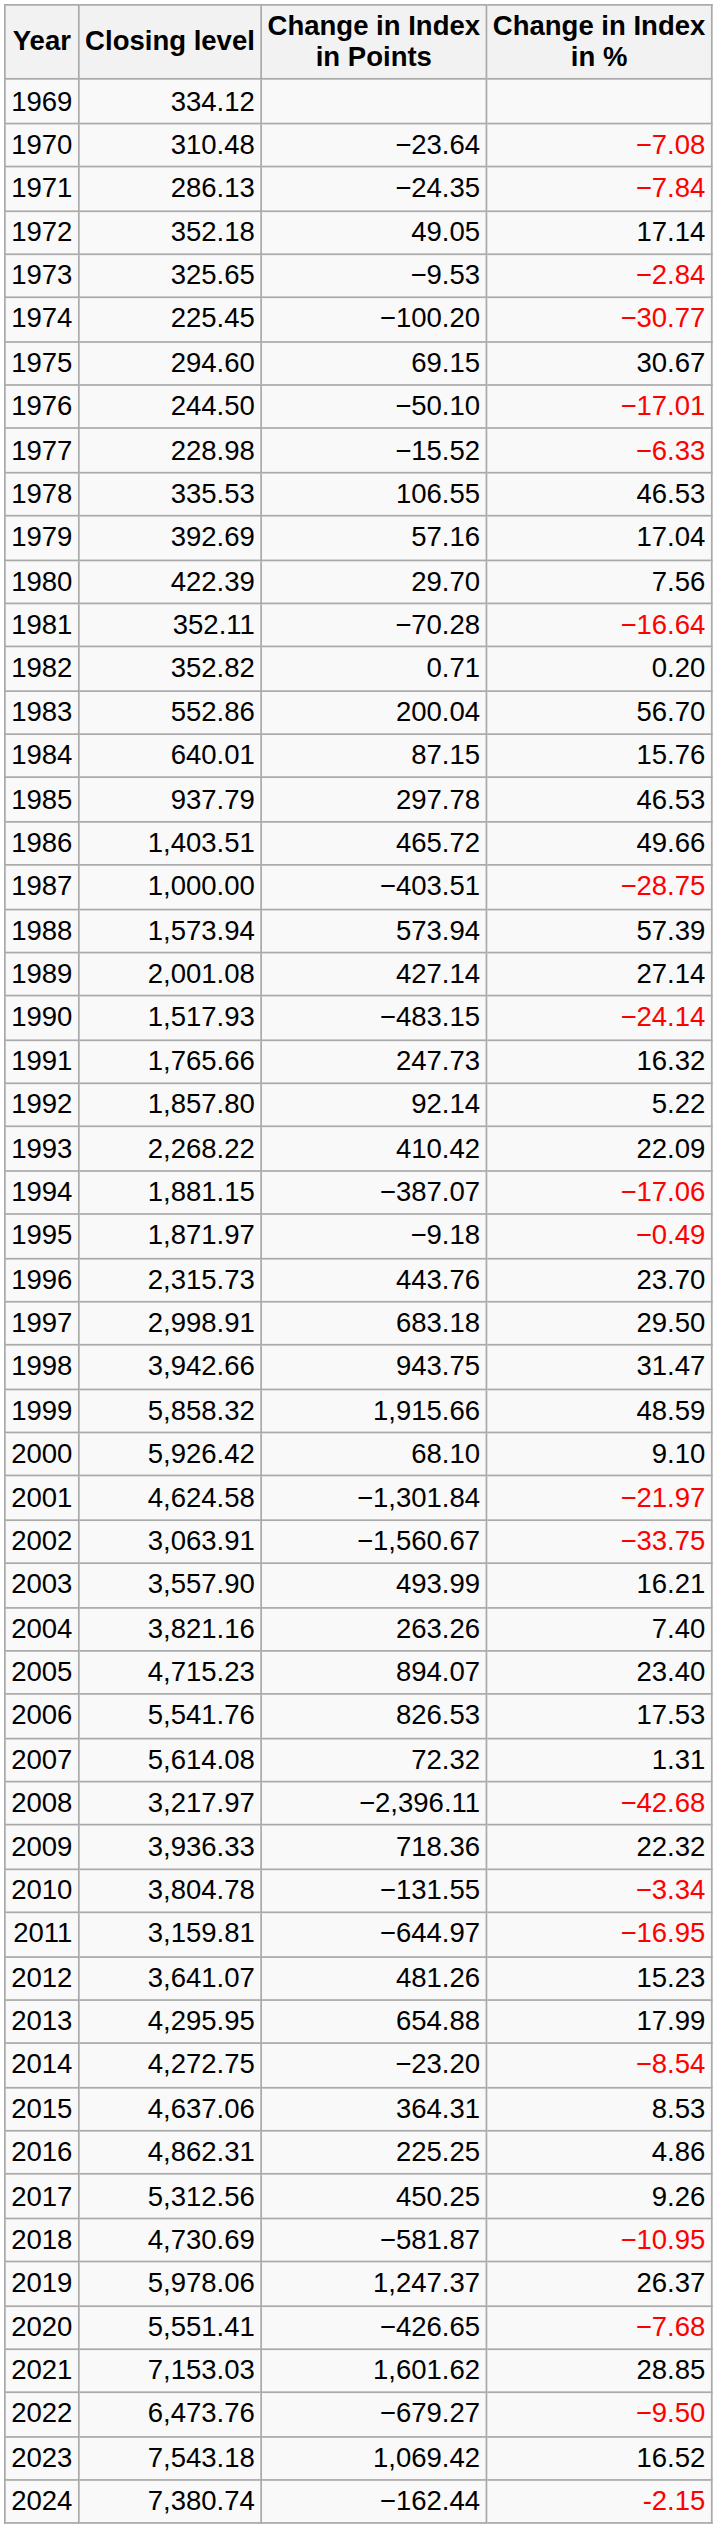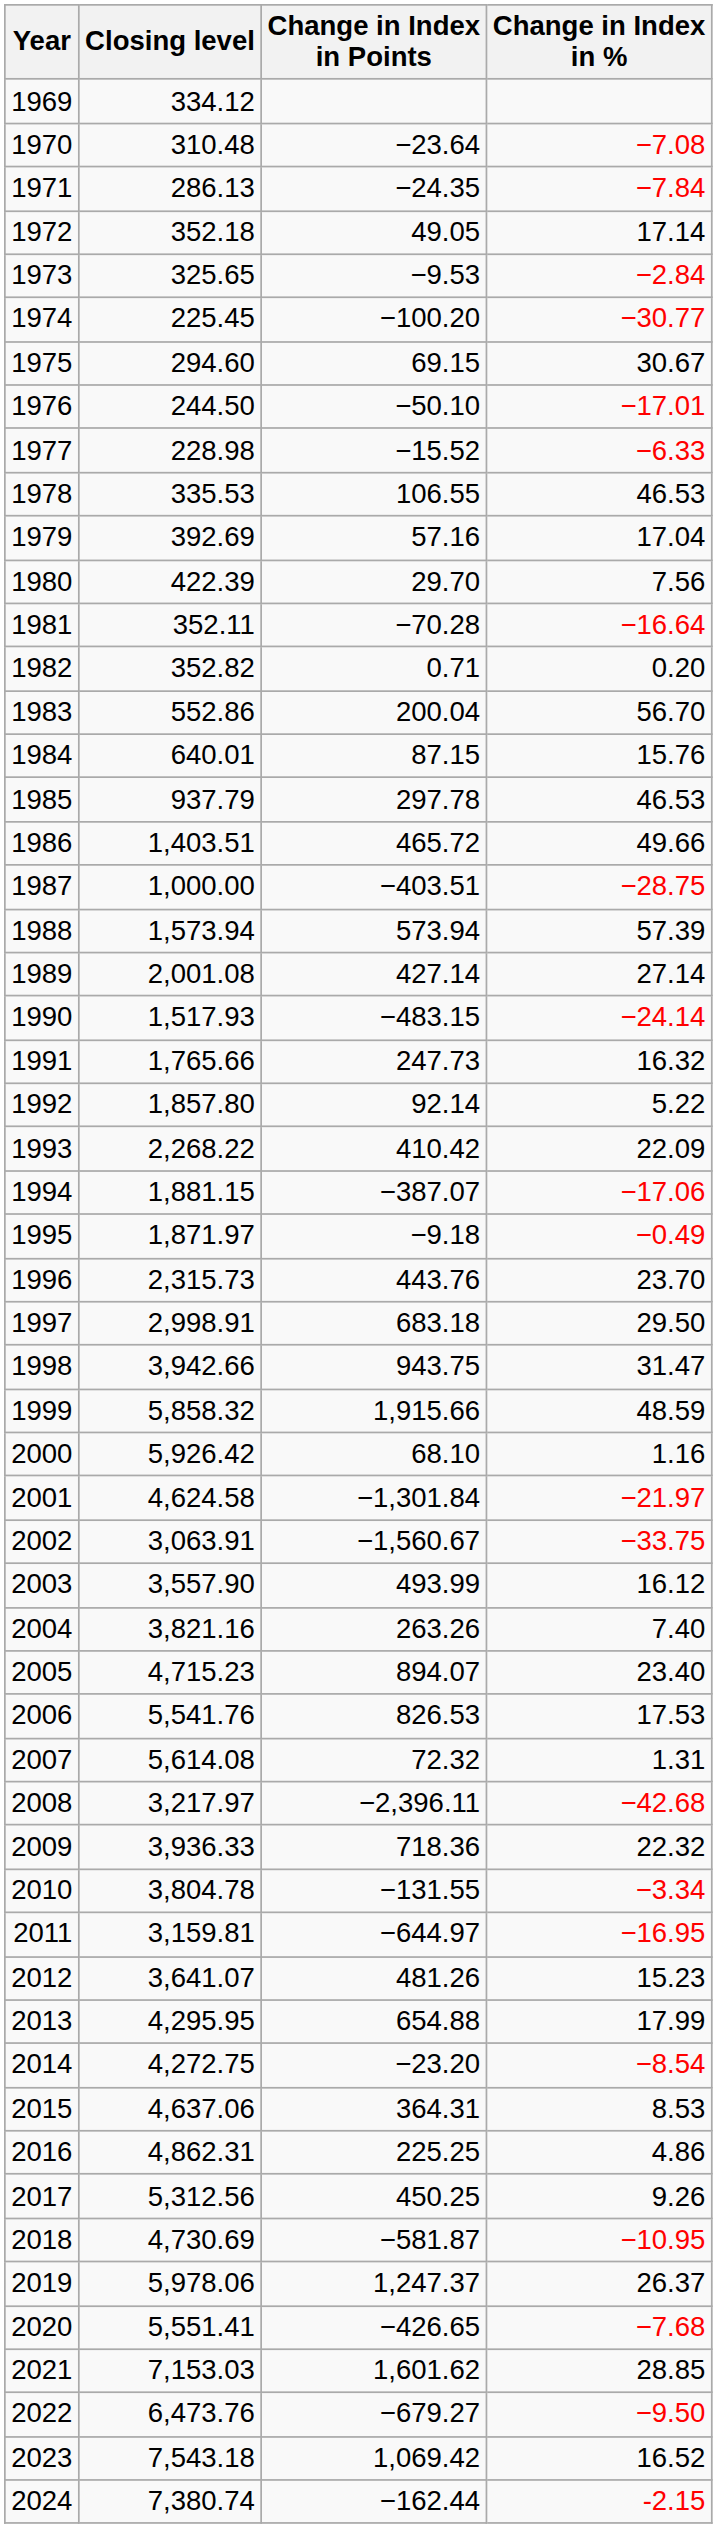(679, 1453) 9.10 -> (679, 1453) 1.16
(671, 1584) 16.21 -> (671, 1584) 16.12
